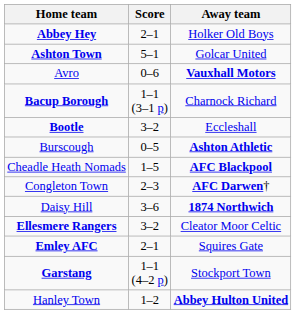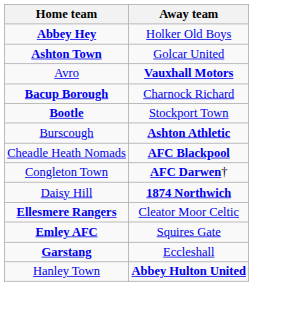- column: (150, 14)
(231, 127) Eccleshall -> (189, 113) Stockport Town
(231, 272) Stockport Town -> (189, 251) Eccleshall
